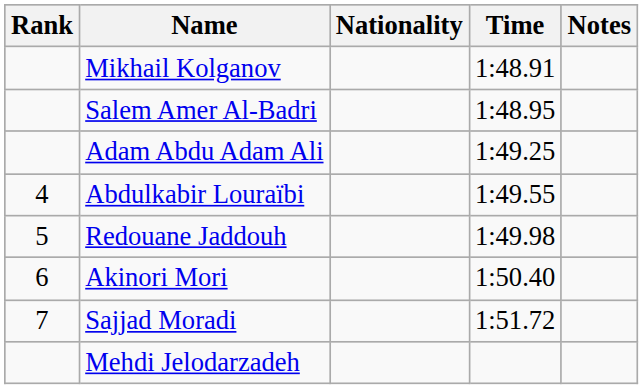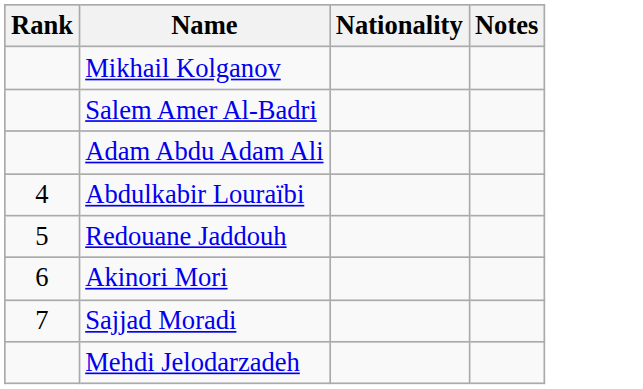- column: (515, 25)
